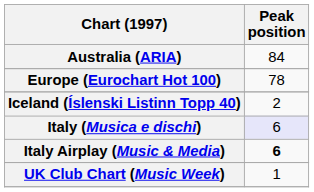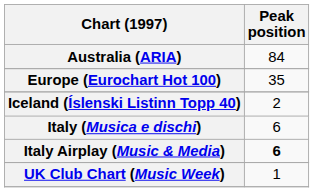(277, 80) 78 -> (277, 80) 35
(277, 127) lavender background -> (277, 127) no background
